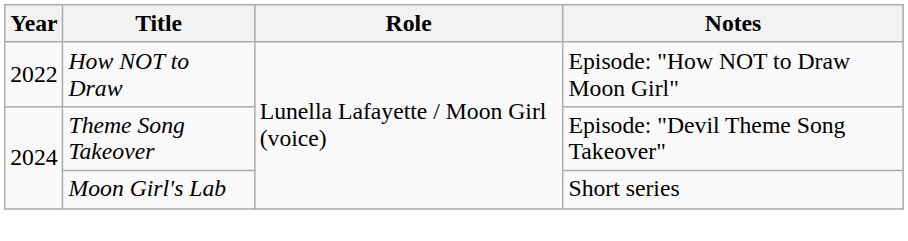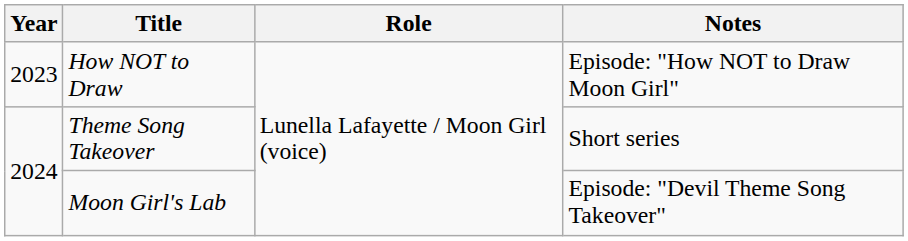(34, 74) 2022 -> (34, 74) 2023
(707, 138) Episode: "Devil Theme Song Takeover" -> (624, 138) Short series
(624, 189) Short series -> (707, 202) Episode: "Devil Theme Song Takeover"
